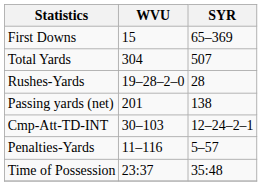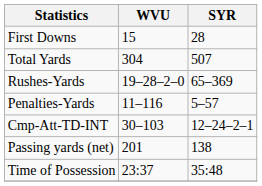(212, 37) 65–369 -> (198, 37) 28
(198, 81) 28 -> (212, 81) 65–369
rows swapped: (61, 103) <-> (51, 147)
